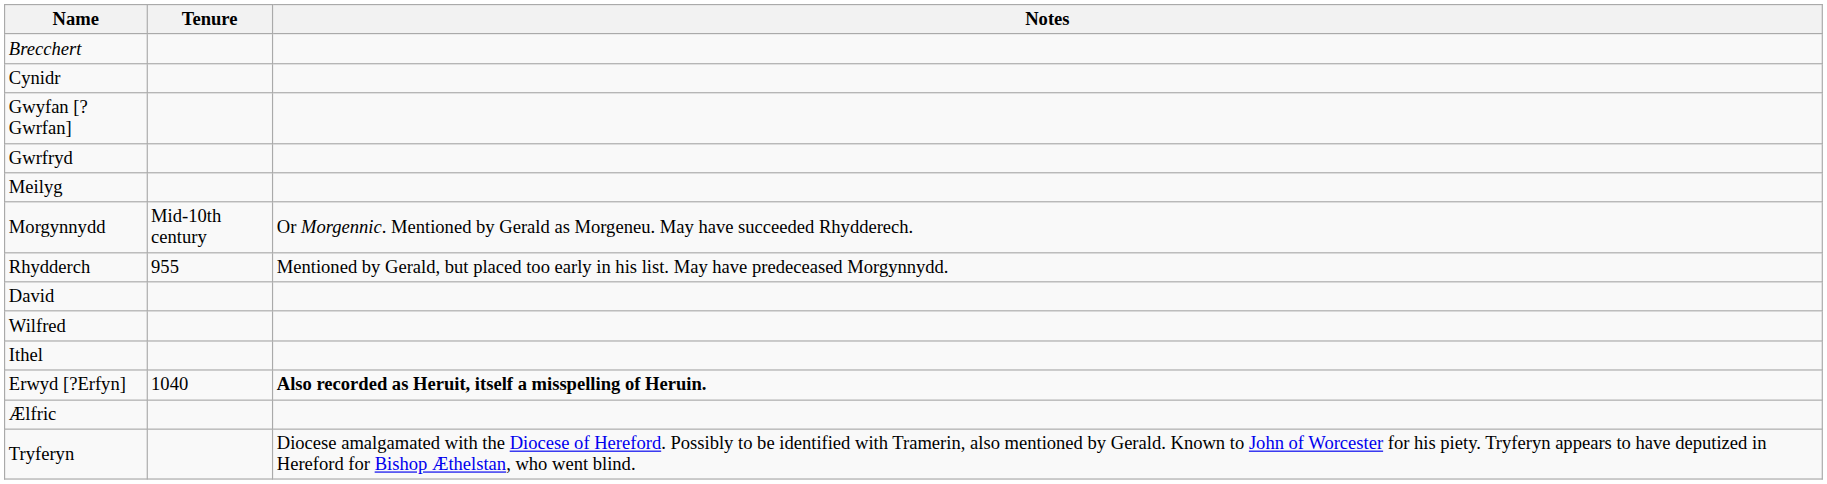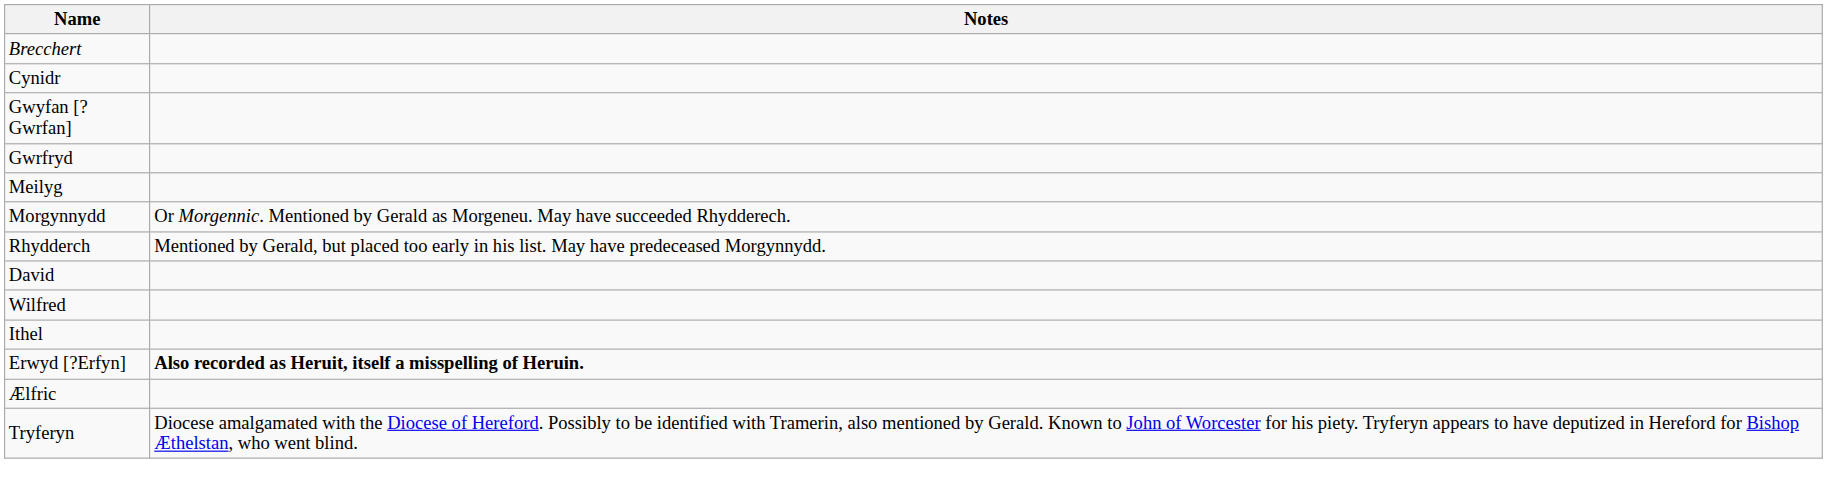- column: (210, 19)
